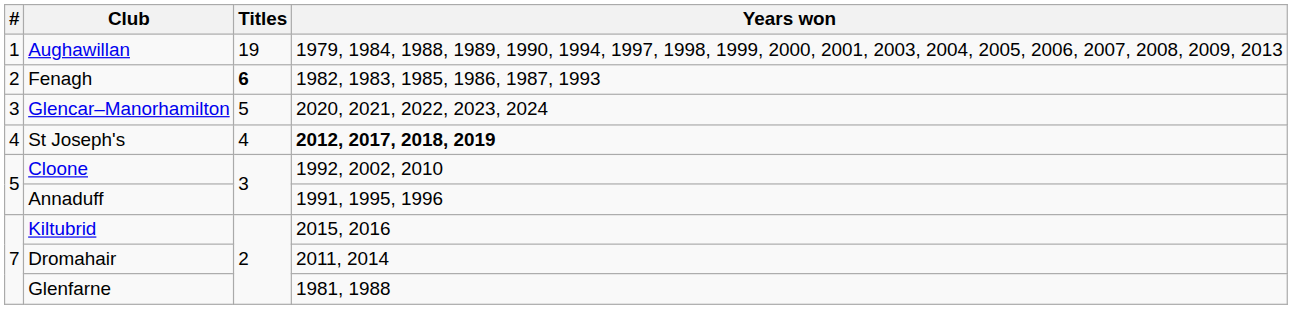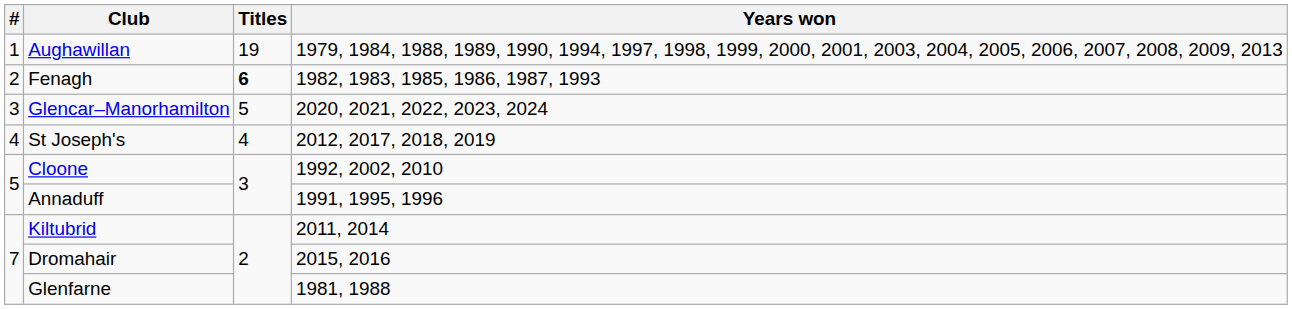(396, 139) bold -> (396, 139) normal
(343, 229) 2015, 2016 -> (343, 229) 2011, 2014
(343, 259) 2011, 2014 -> (343, 259) 2015, 2016
